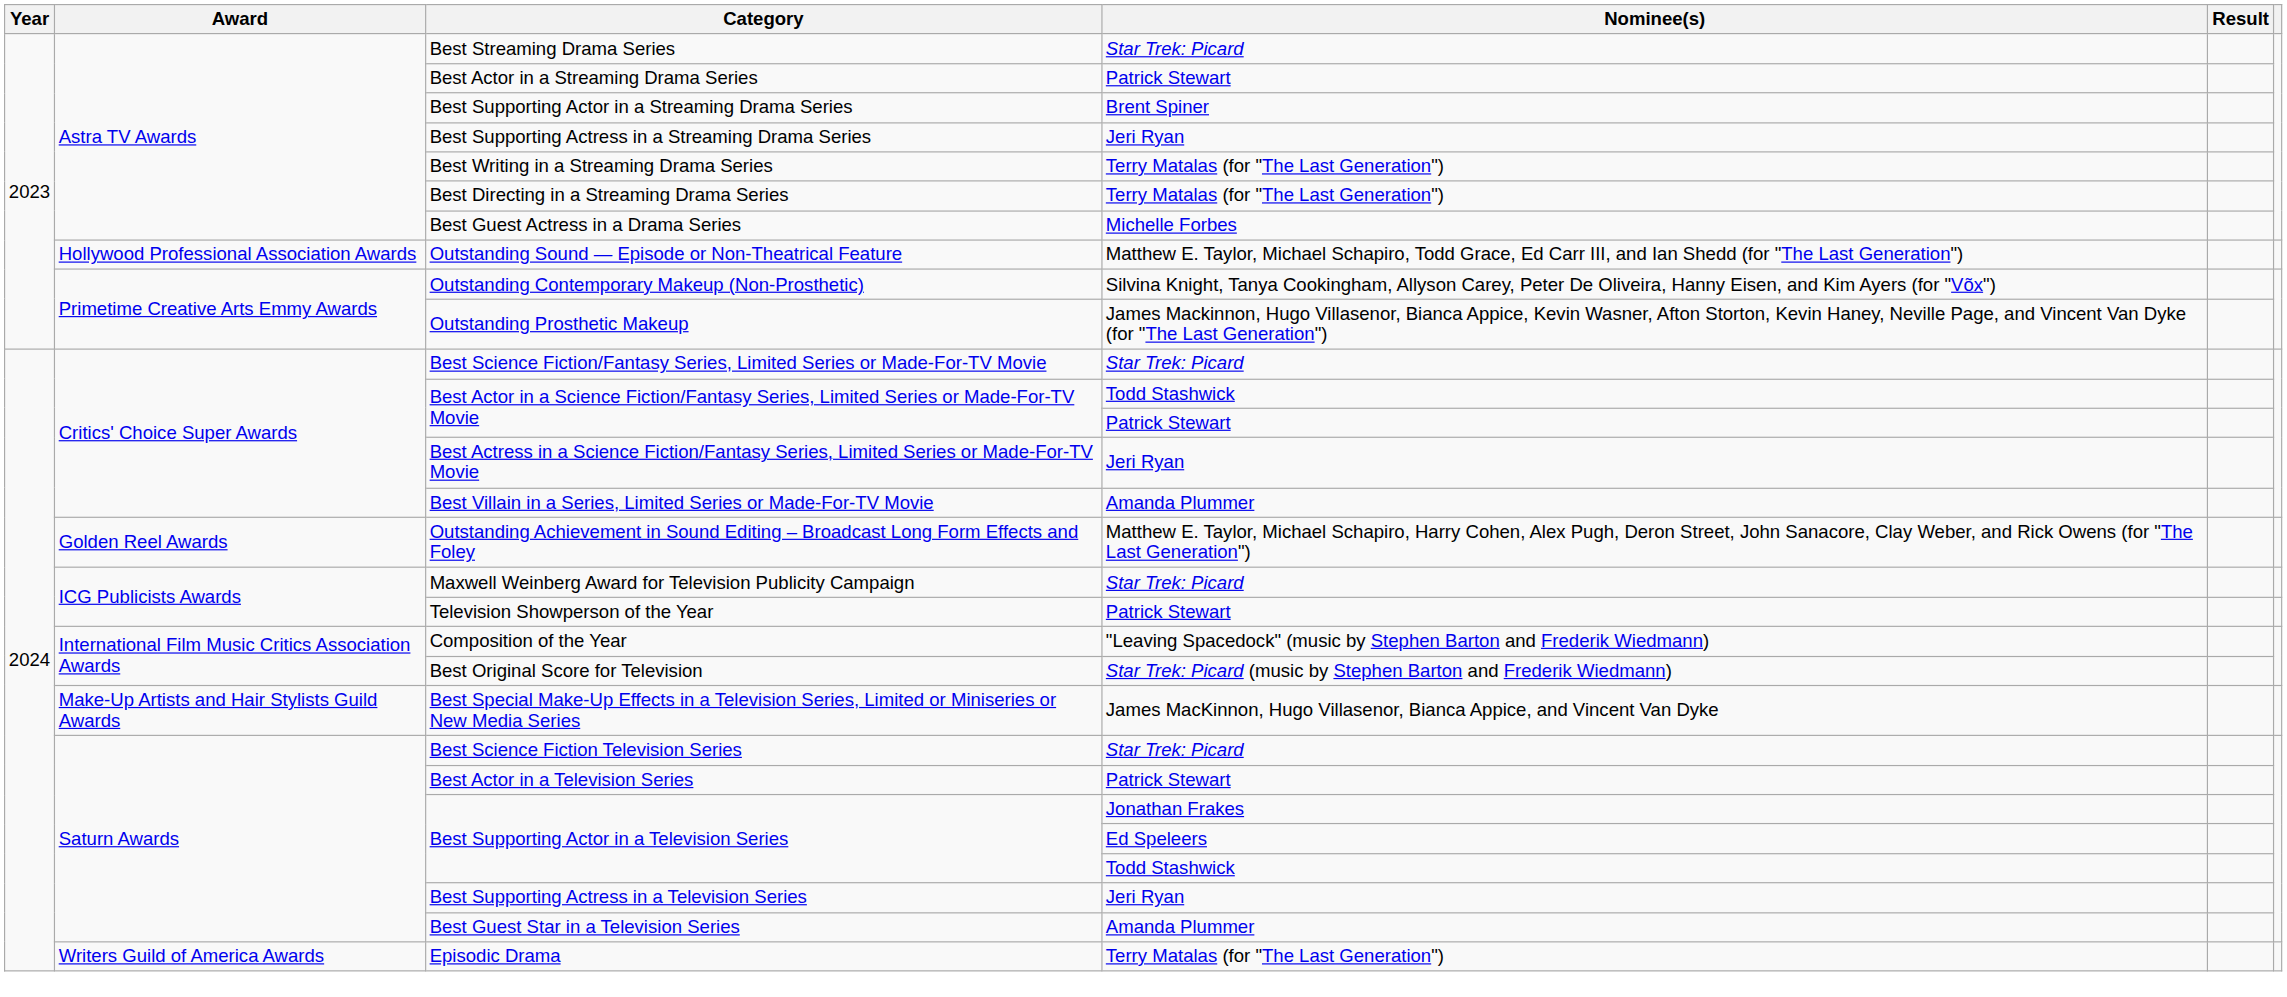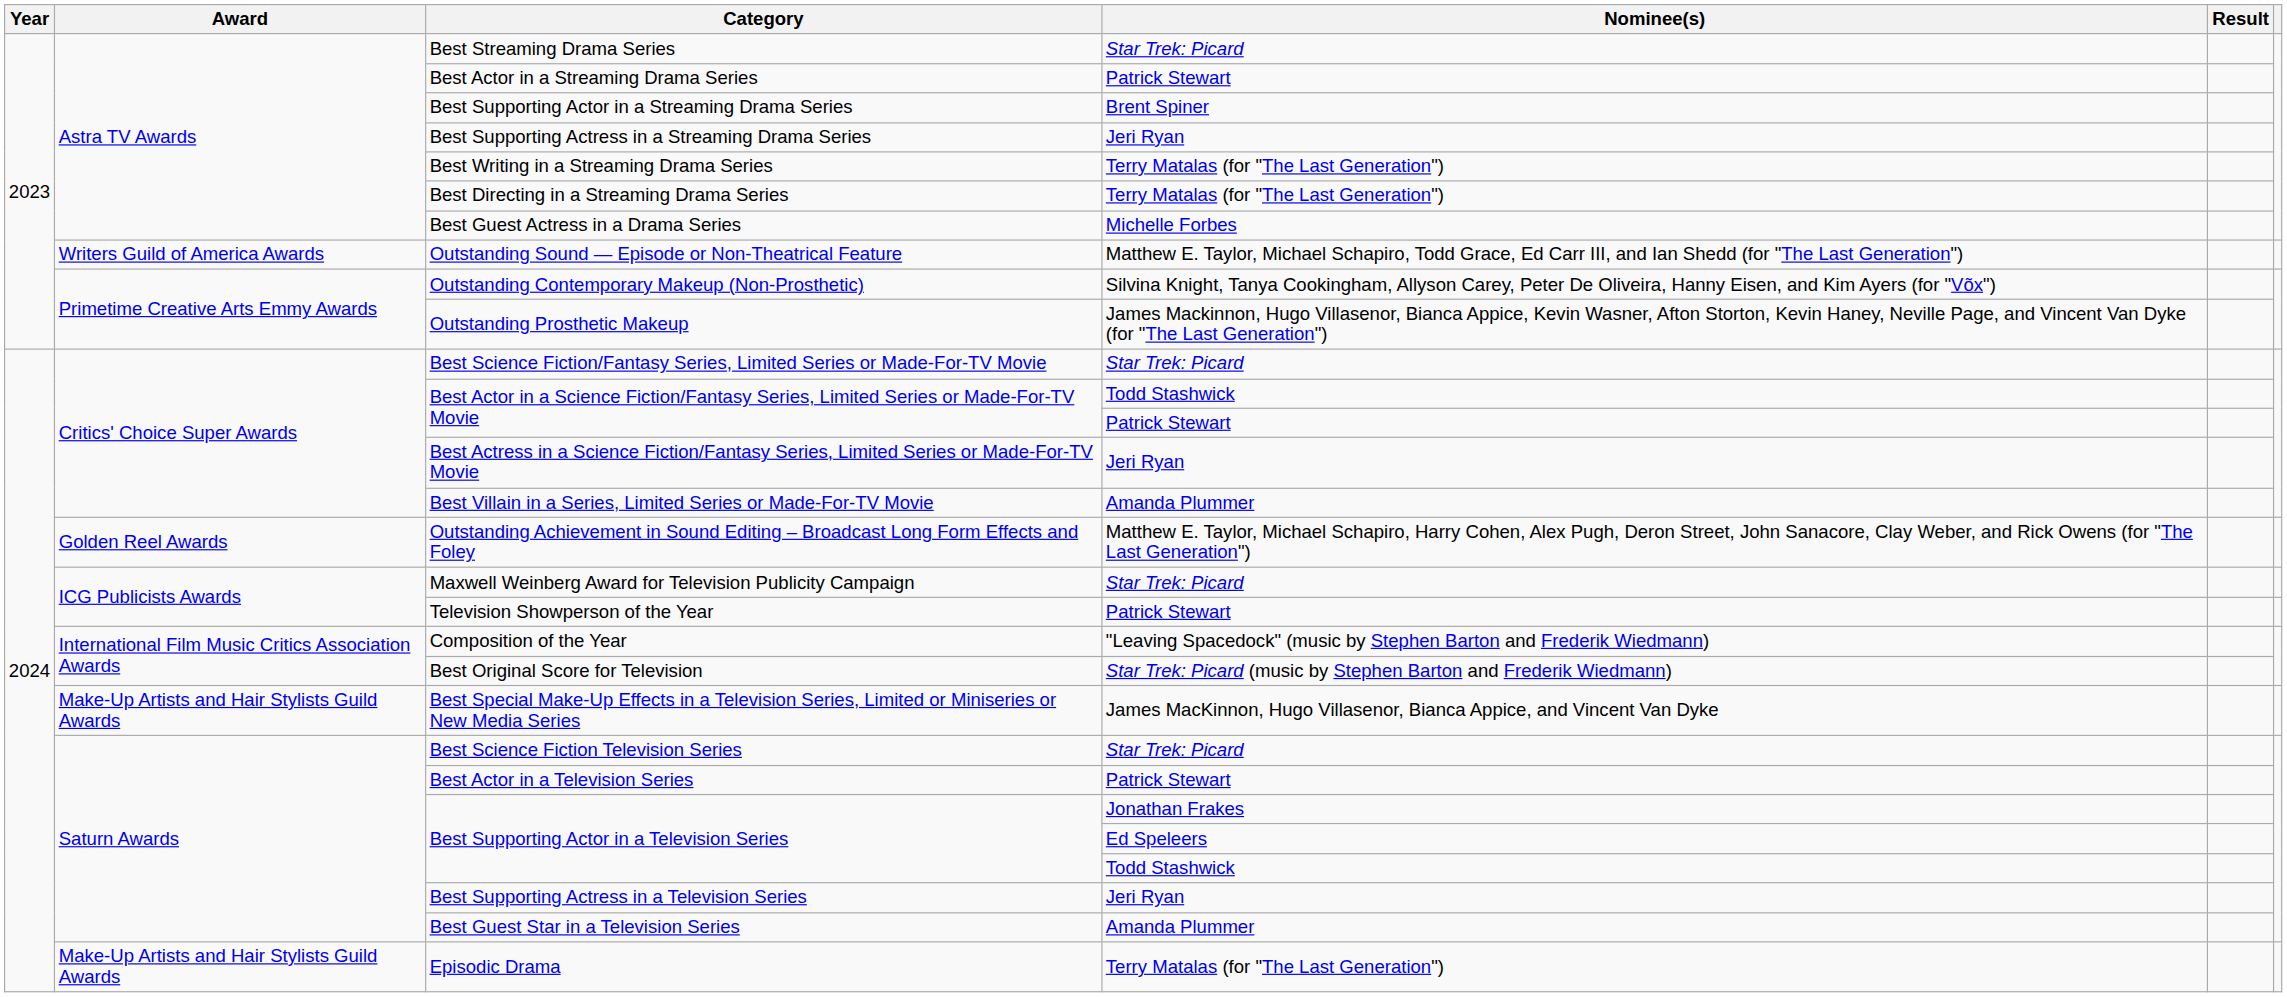(238, 254) Hollywood Professional Association Awards -> (191, 254) Writers Guild of America Awards
(191, 956) Writers Guild of America Awards -> (218, 966) Make-Up Artists and Hair Stylists Guild Awards
